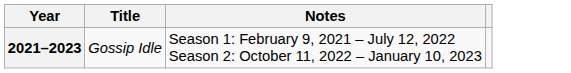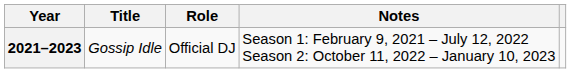+ column: (202, 16)
